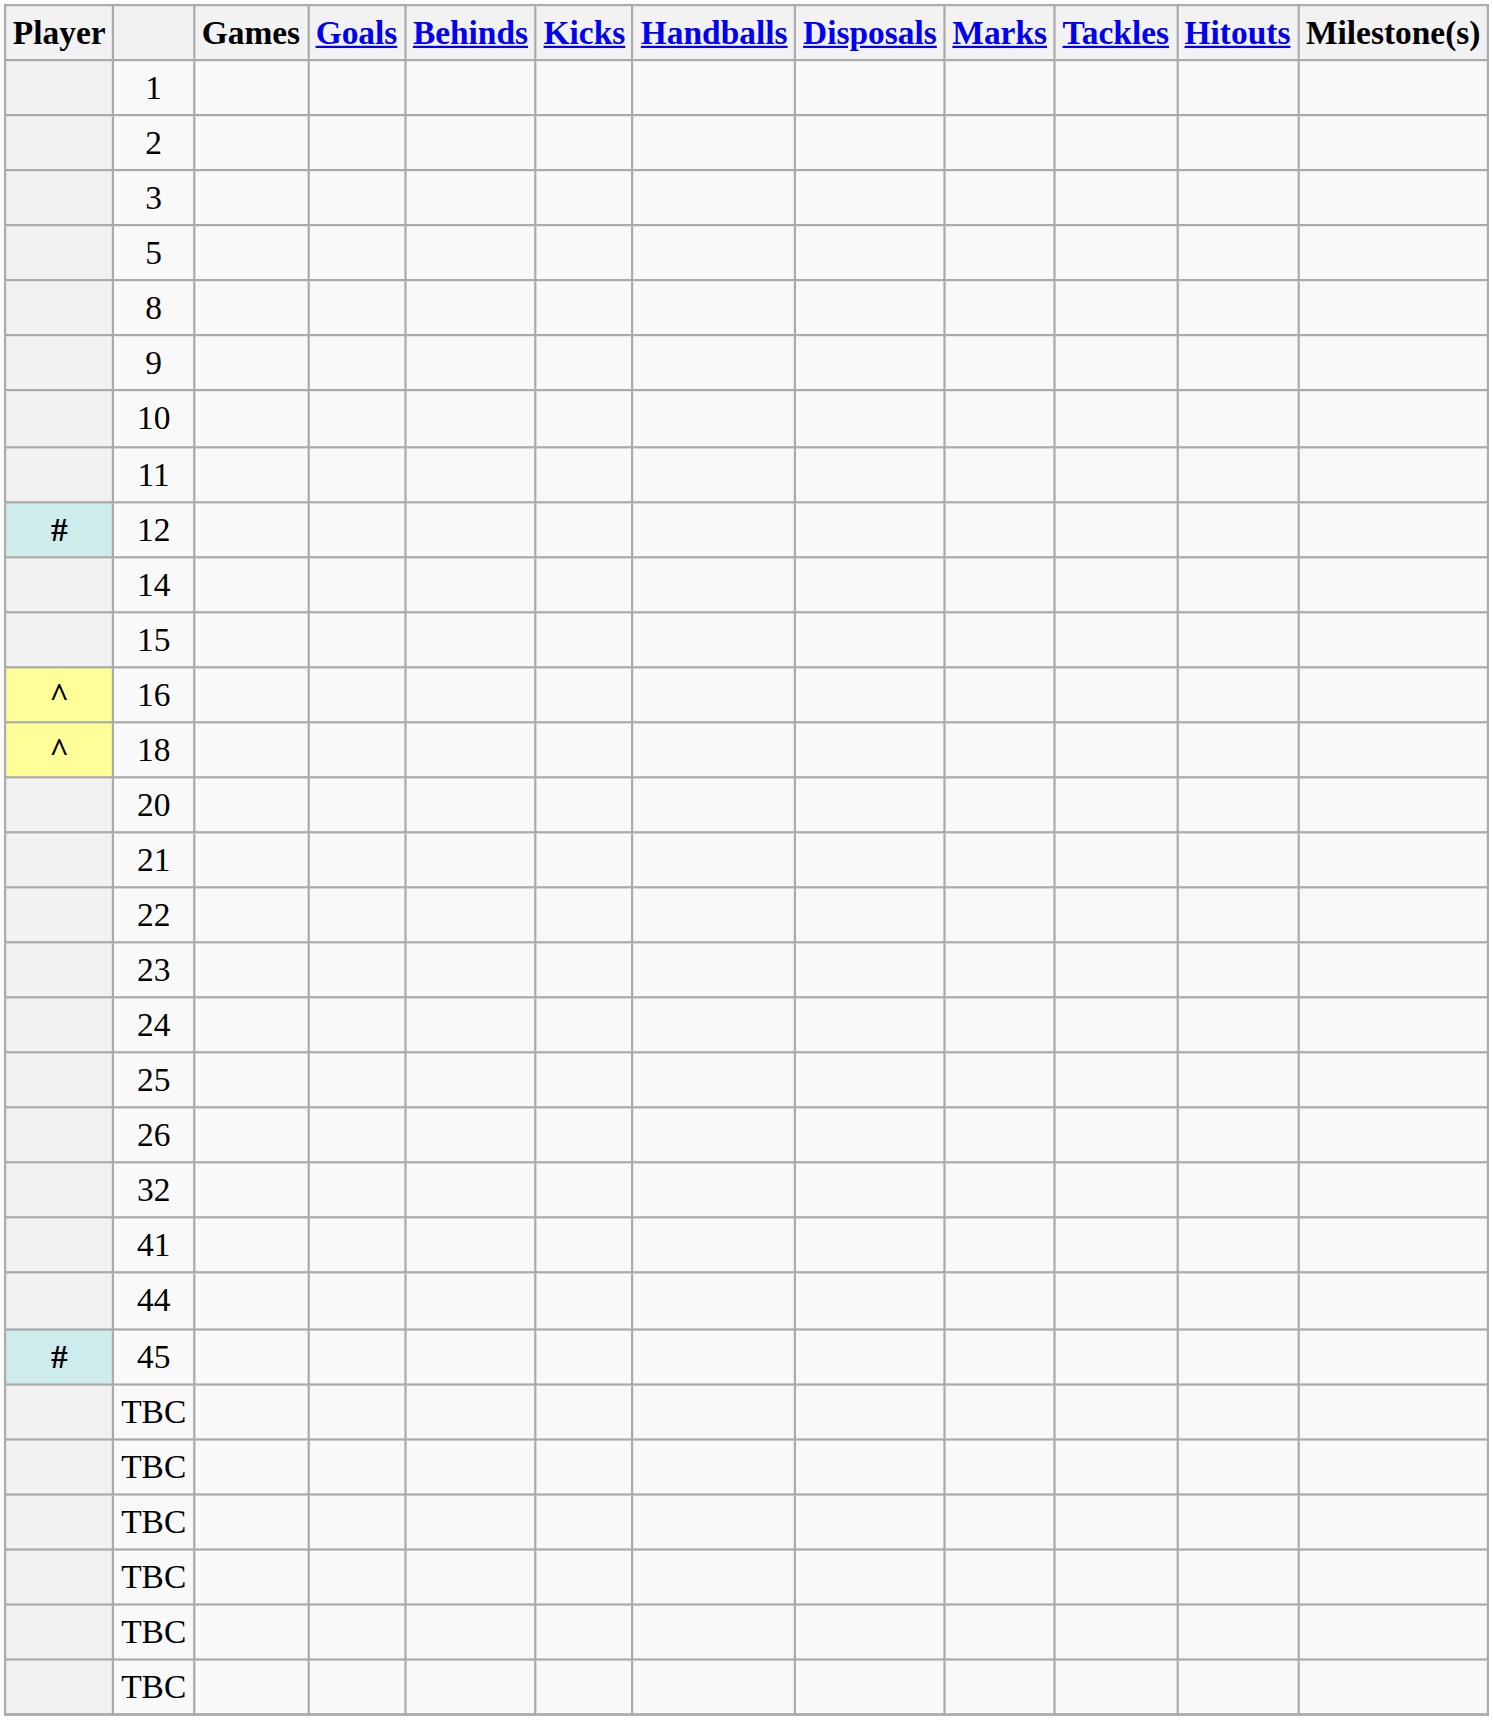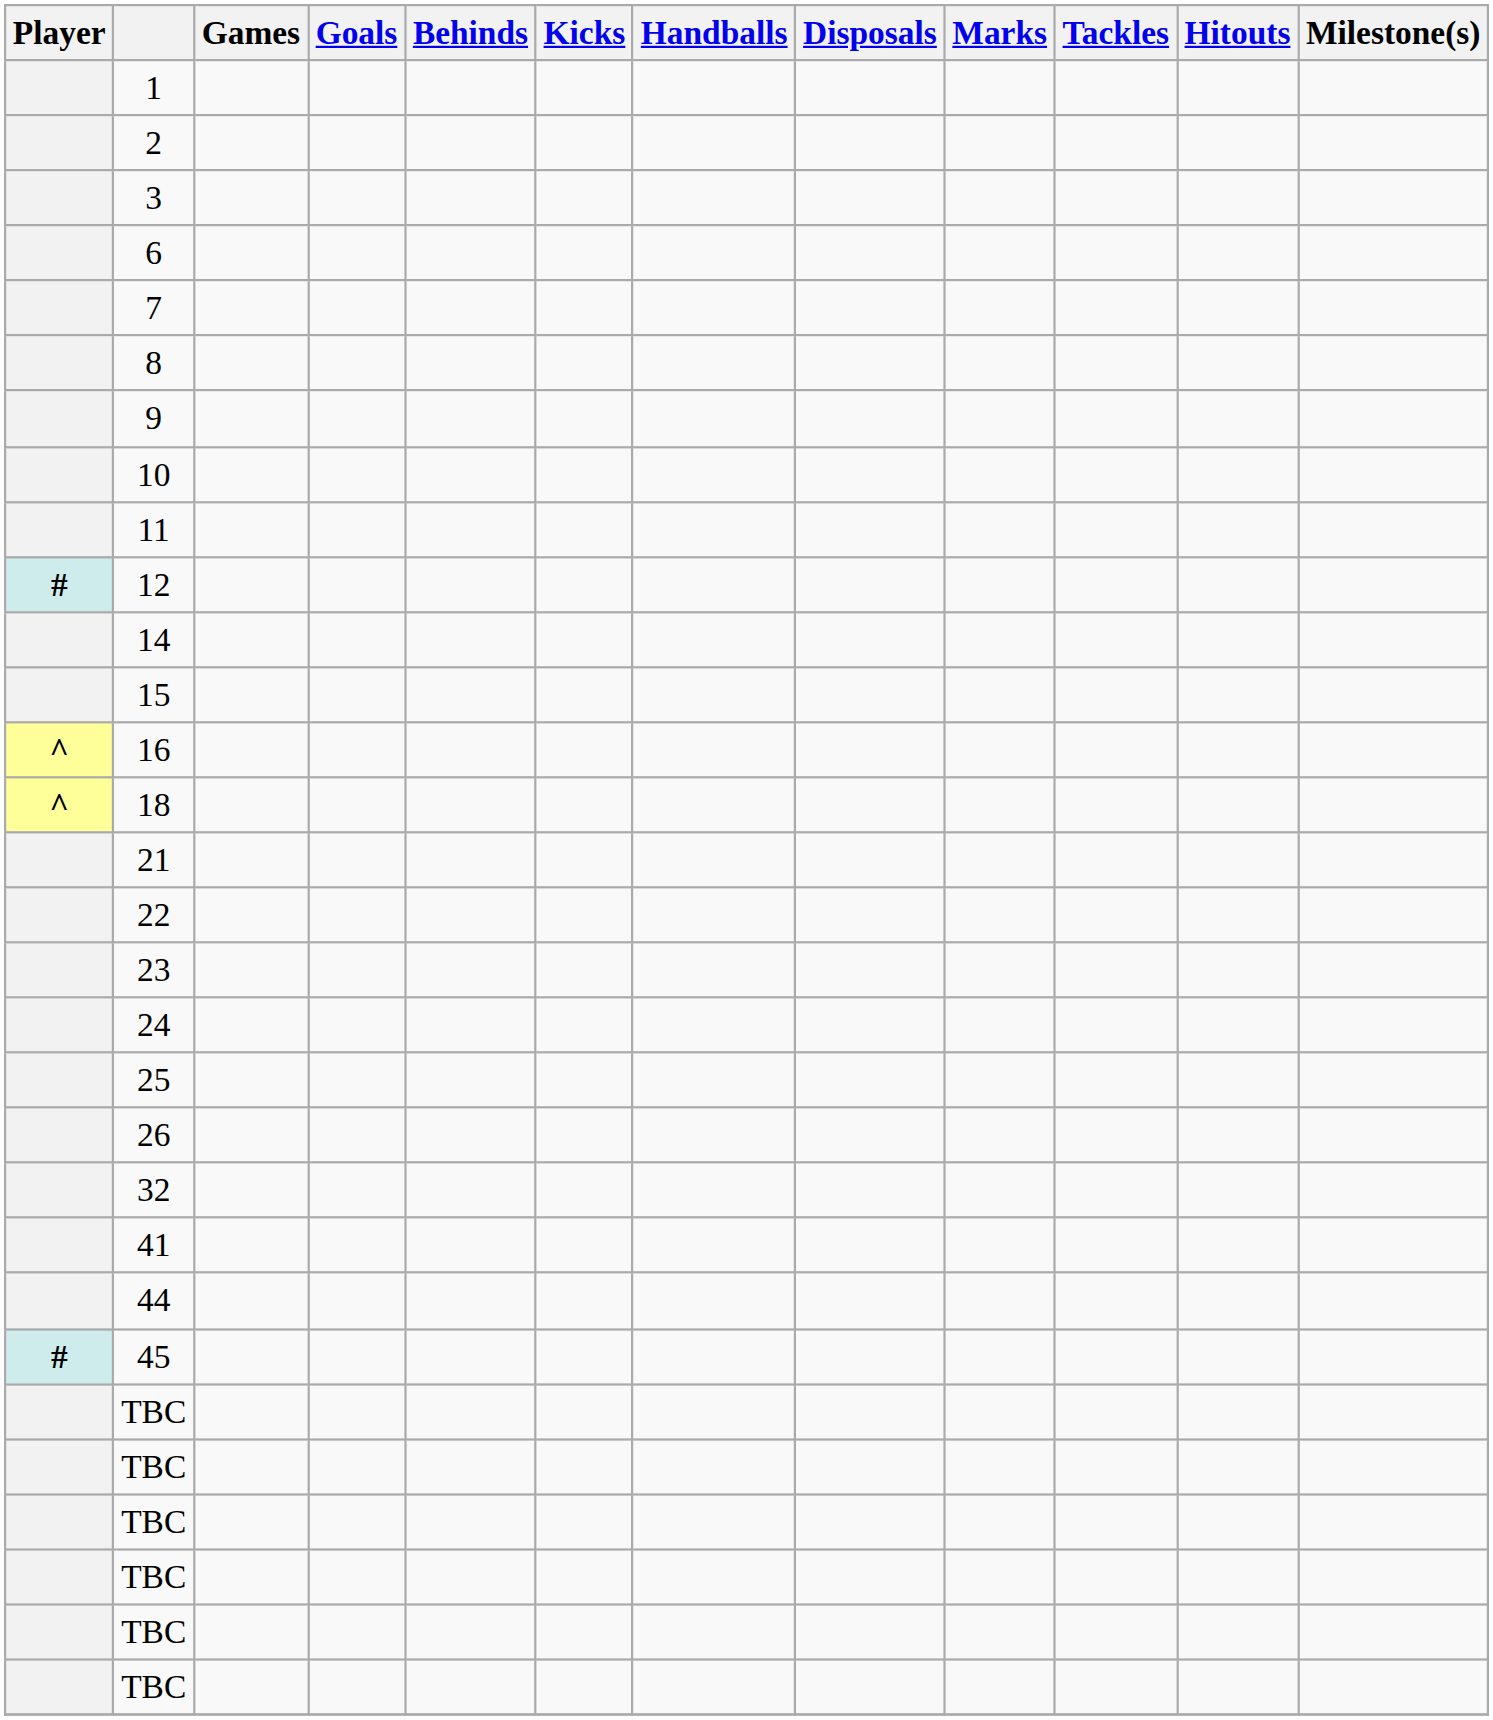- row: (59, 253)
+ row: (59, 253)
+ row: (59, 309)
- row: (59, 805)
